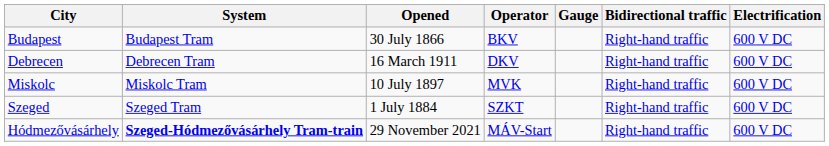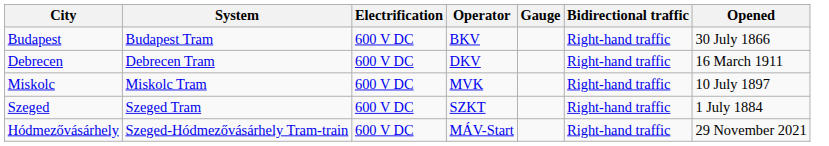columns swapped: (777, 15) <-> (425, 15)
(244, 130) bold -> (237, 130) normal
